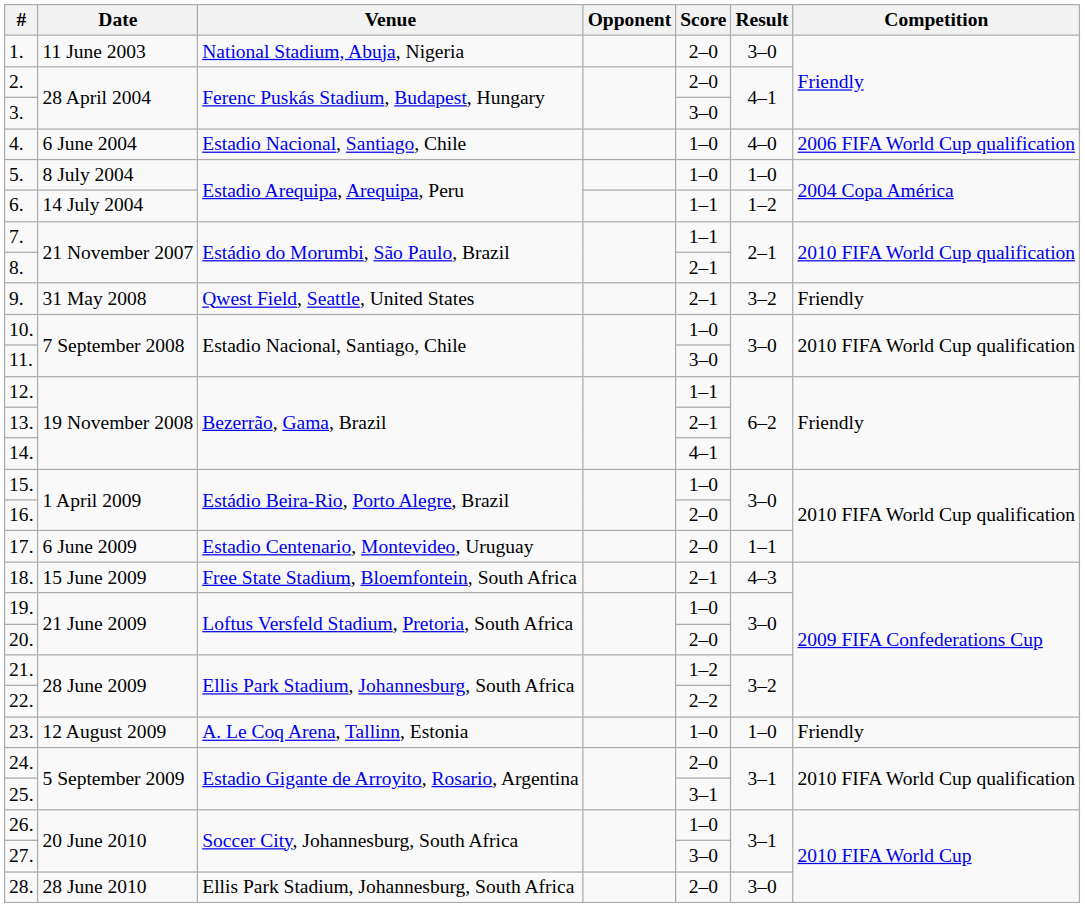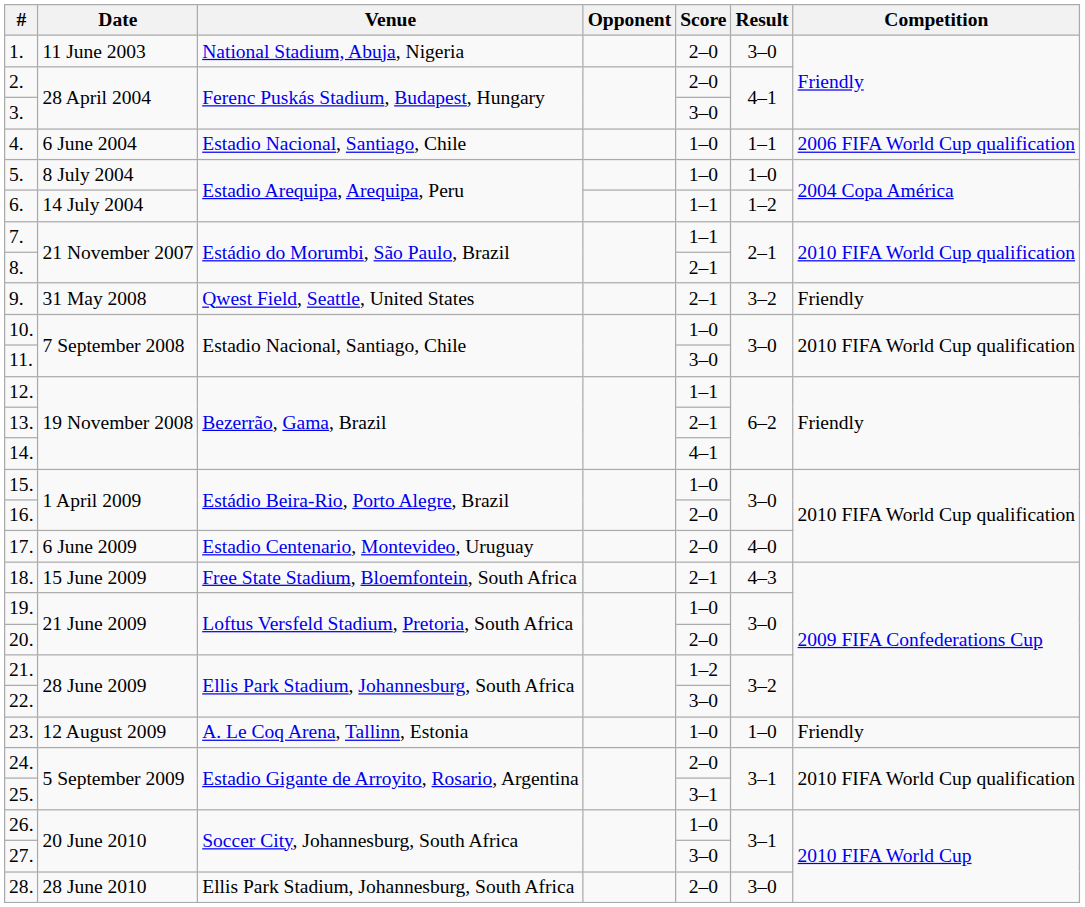(762, 143) 4–0 -> (762, 143) 1–1
(762, 546) 1–1 -> (762, 546) 4–0
(703, 701) 2–2 -> (703, 701) 3–0
